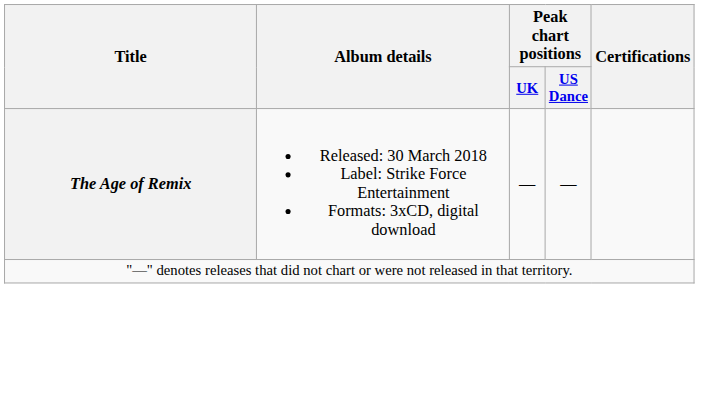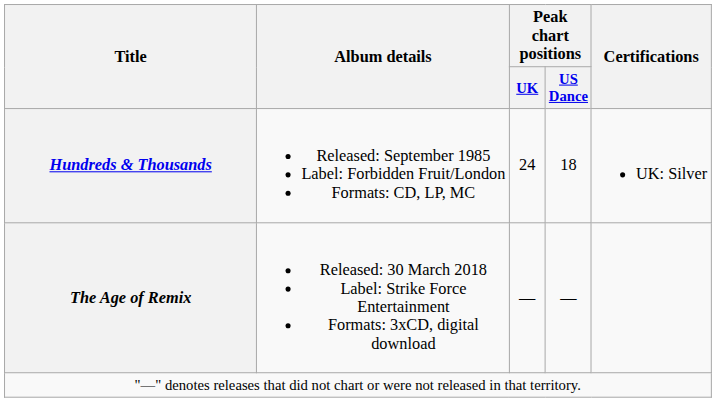+ row: (131, 165)
